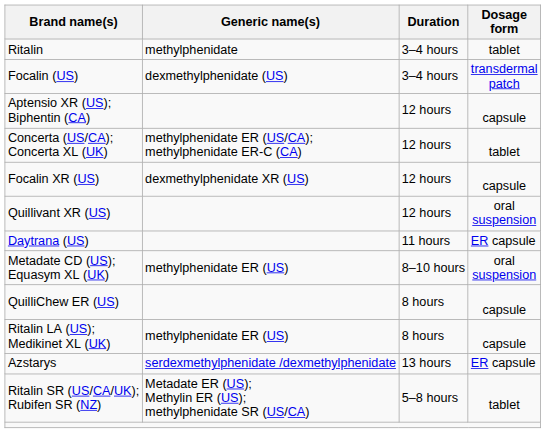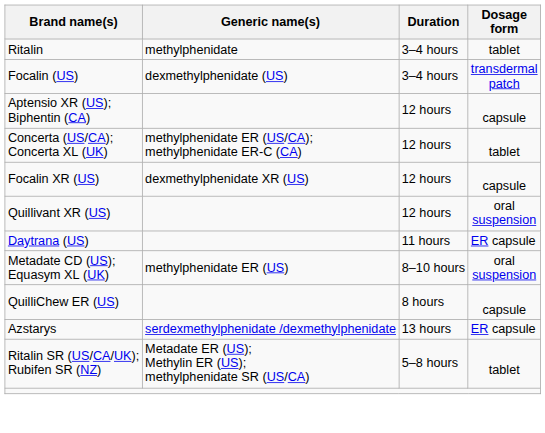- row: (59, 336)
